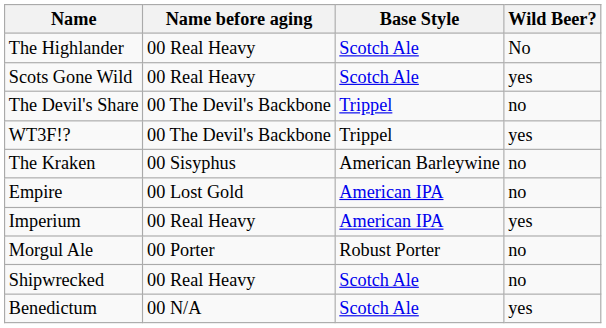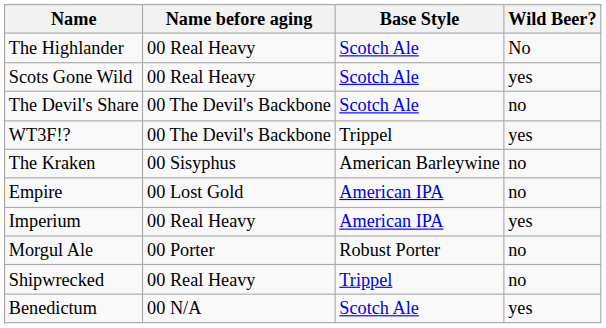(366, 105) Trippel -> (379, 105) Scotch Ale
(379, 279) Scotch Ale -> (366, 279) Trippel
